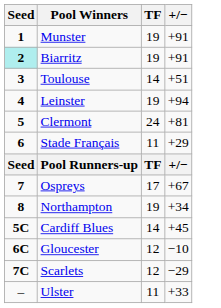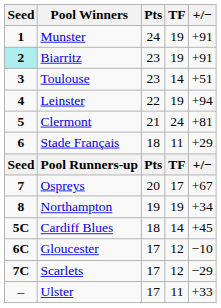+ column: (153, 15)
